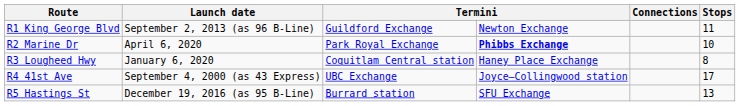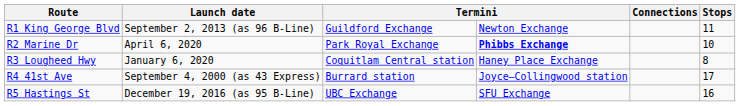(361, 77) UBC Exchange -> (370, 77) Burrard station
(370, 93) Burrard station -> (361, 93) UBC Exchange
(708, 93) 13 -> (708, 93) 16
